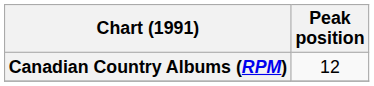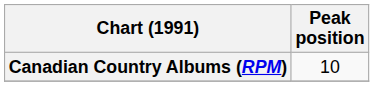(330, 66) 12 -> (330, 66) 10
